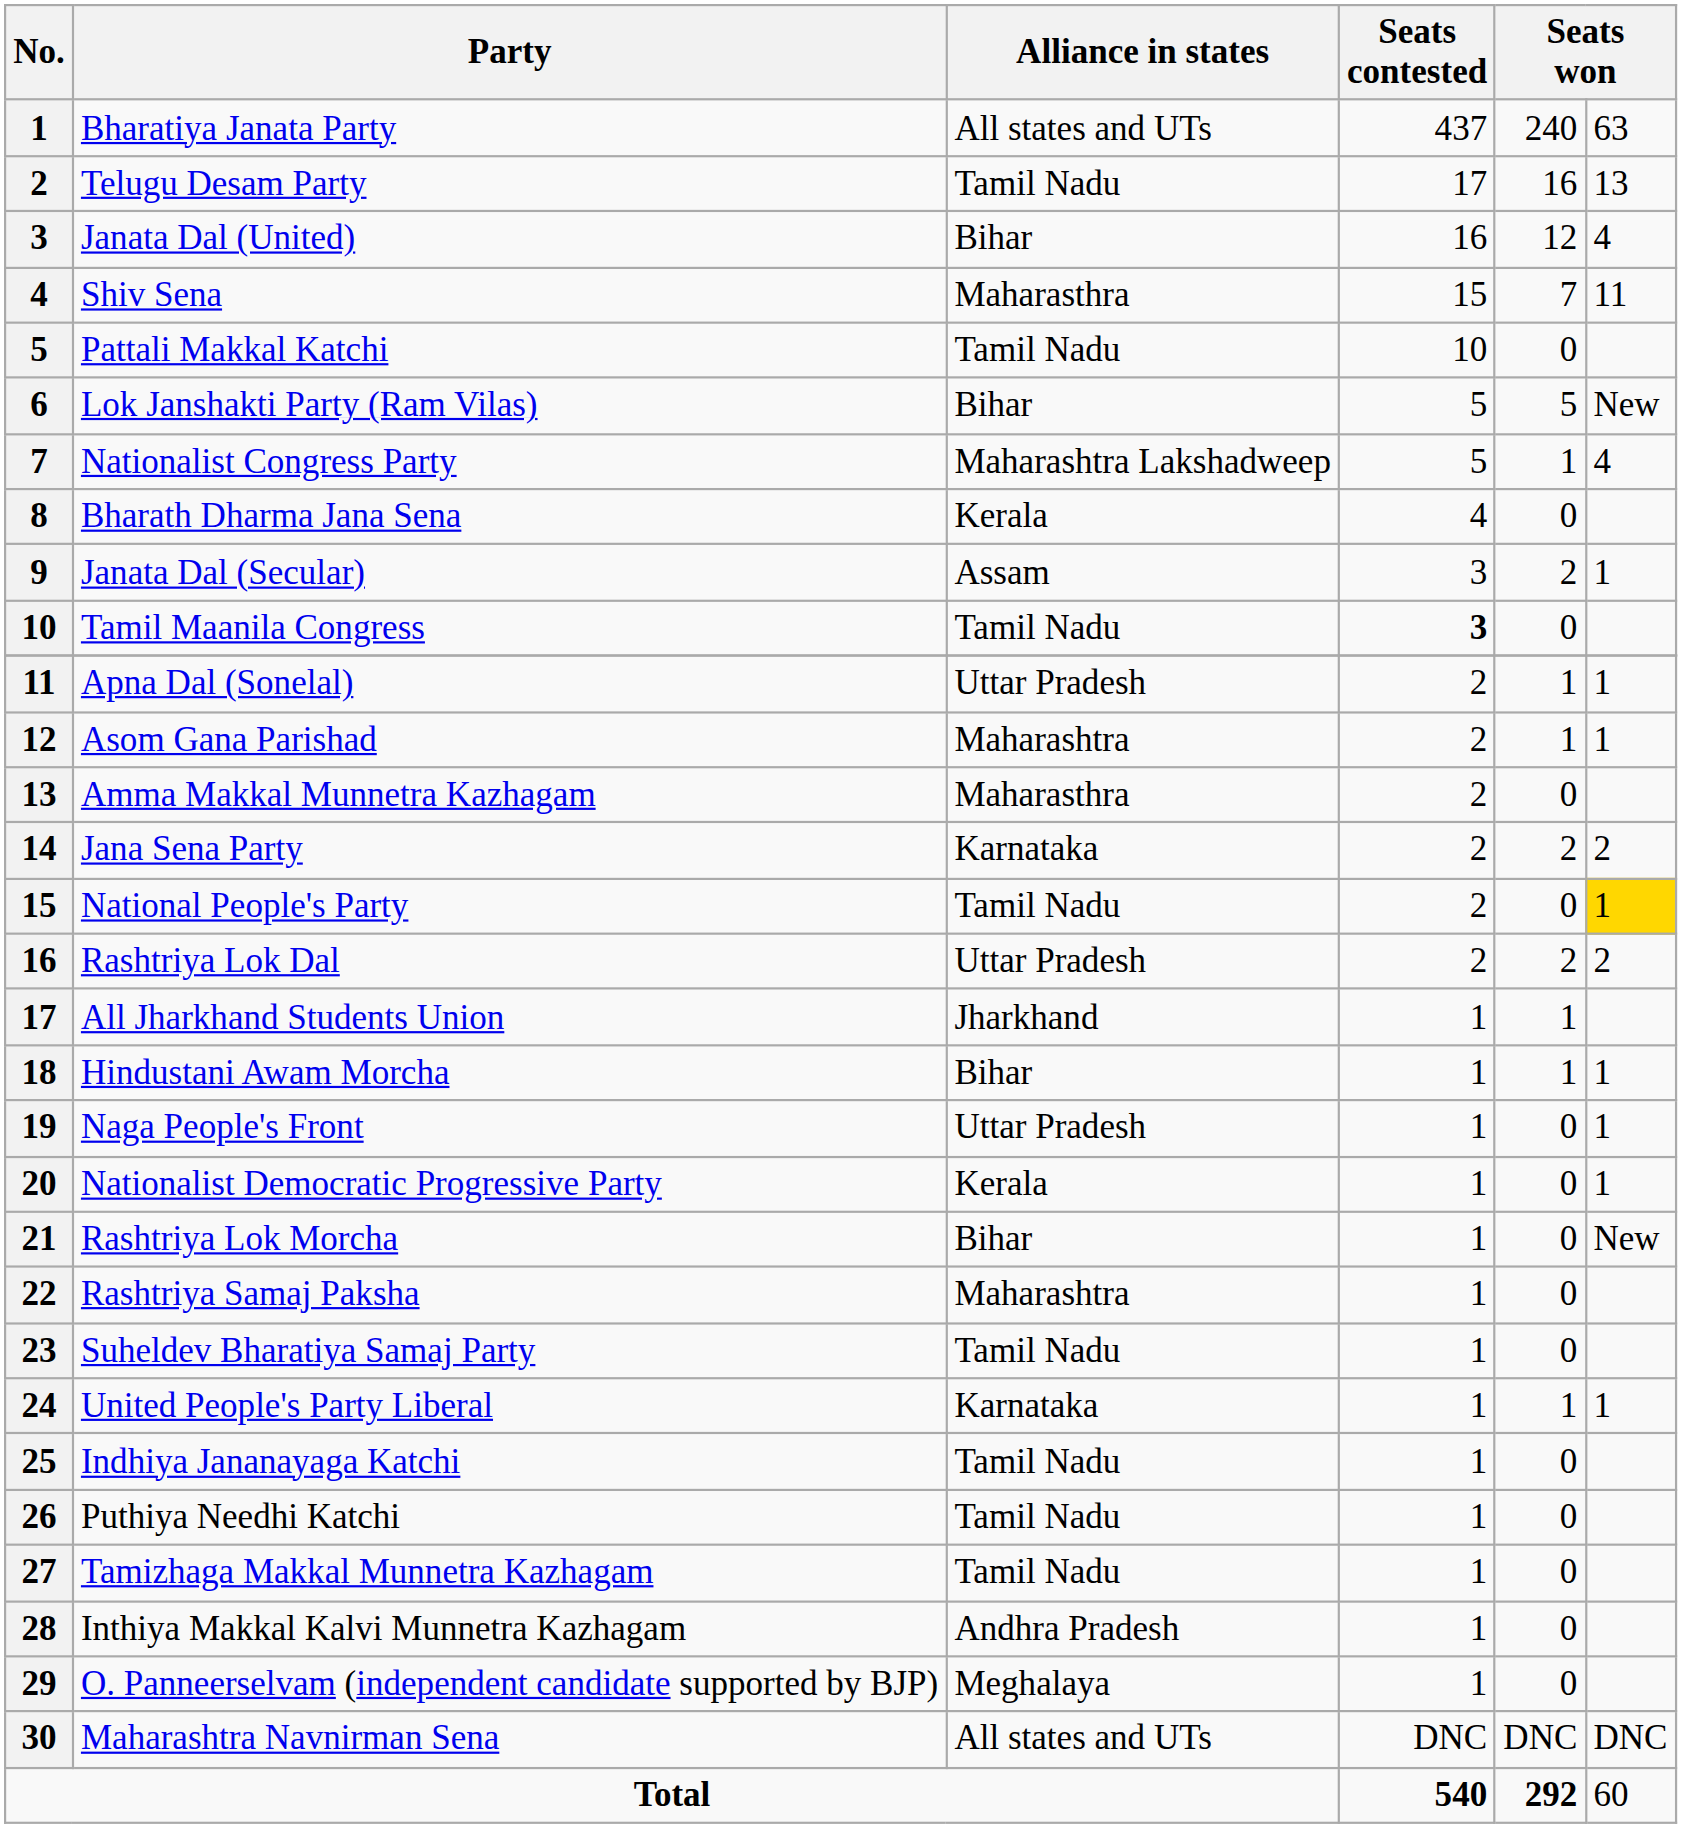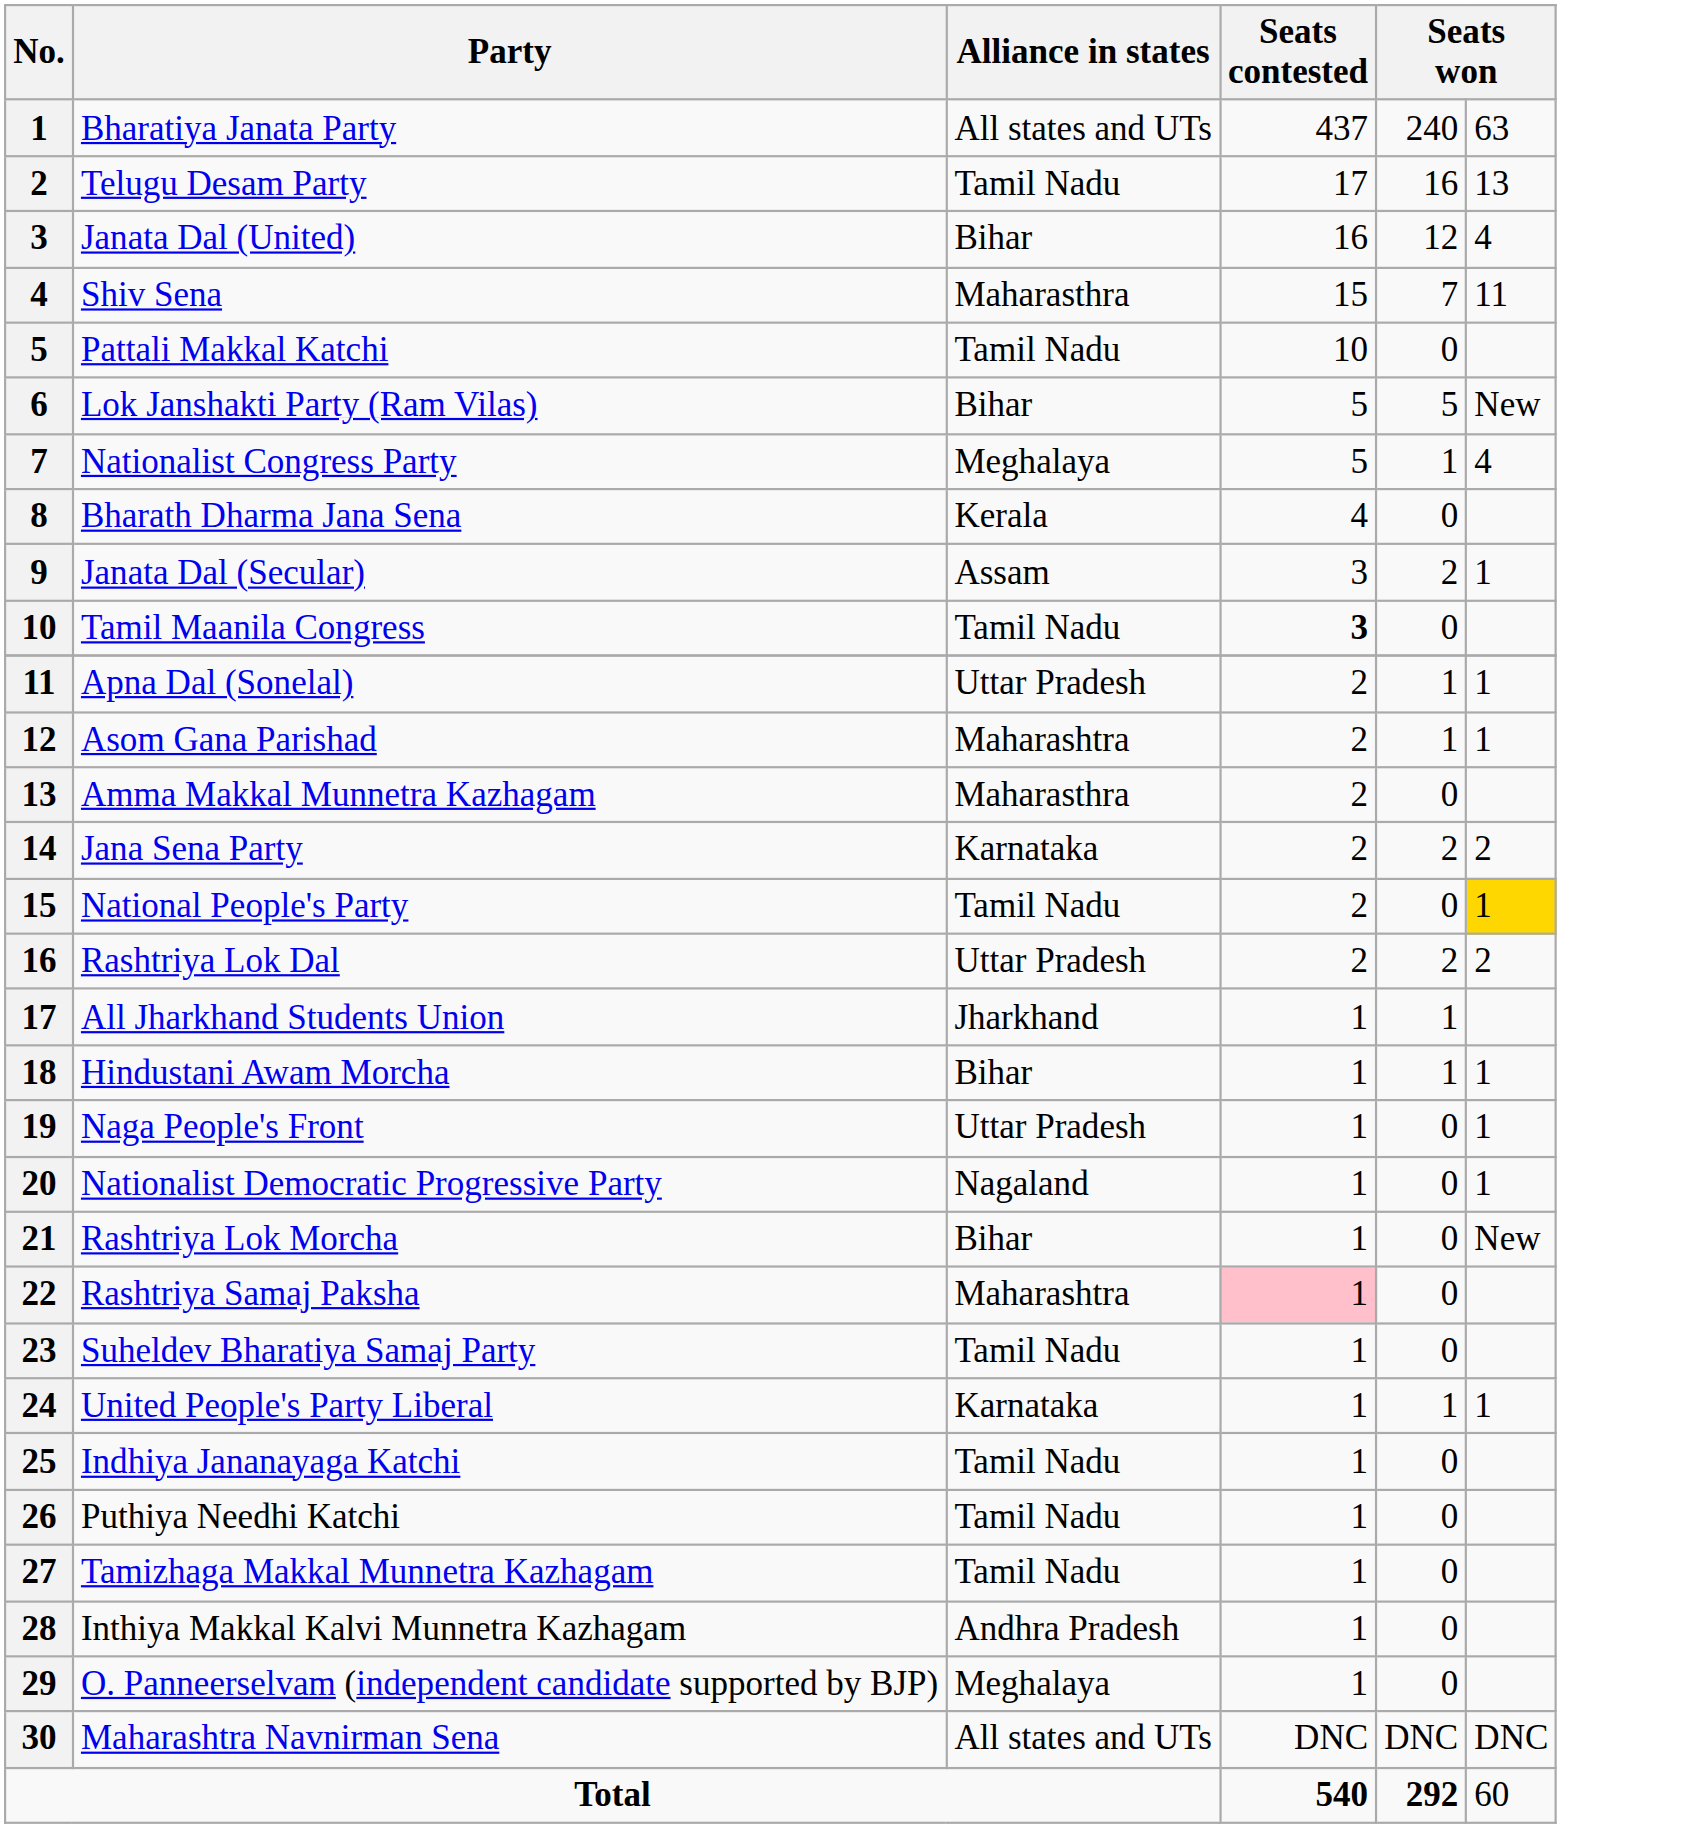(1143, 460) Maharashtra Lakshadweep -> (1032, 460) Meghalaya
(1001, 1183) Kerala -> (1022, 1183) Nagaland
(1478, 1294) no background -> (1359, 1294) pink background
